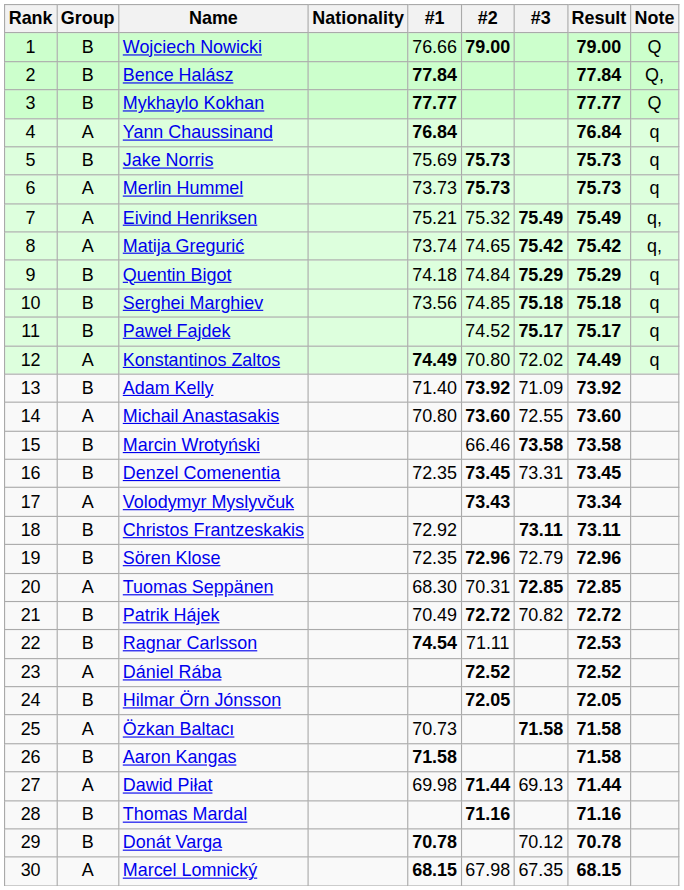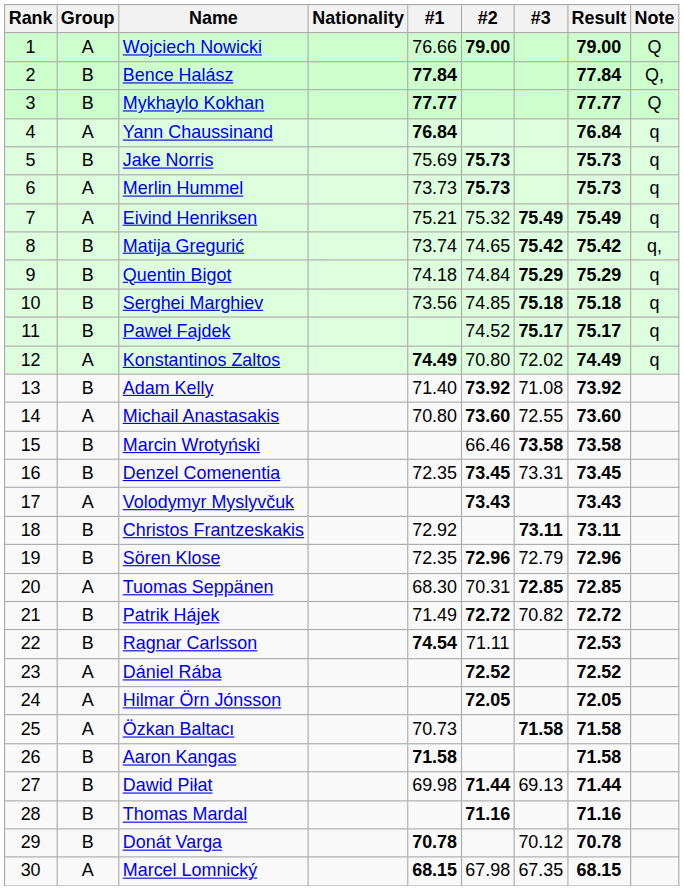(88, 47) B -> (88, 47) A
(654, 217) q, -> (654, 217) q
(88, 246) A -> (88, 246) B
(541, 388) 71.09 -> (541, 388) 71.08
(599, 501) 73.34 -> (599, 501) 73.43
(435, 615) 70.49 -> (435, 615) 71.49
(88, 700) B -> (88, 700) A
(88, 786) A -> (88, 786) B
